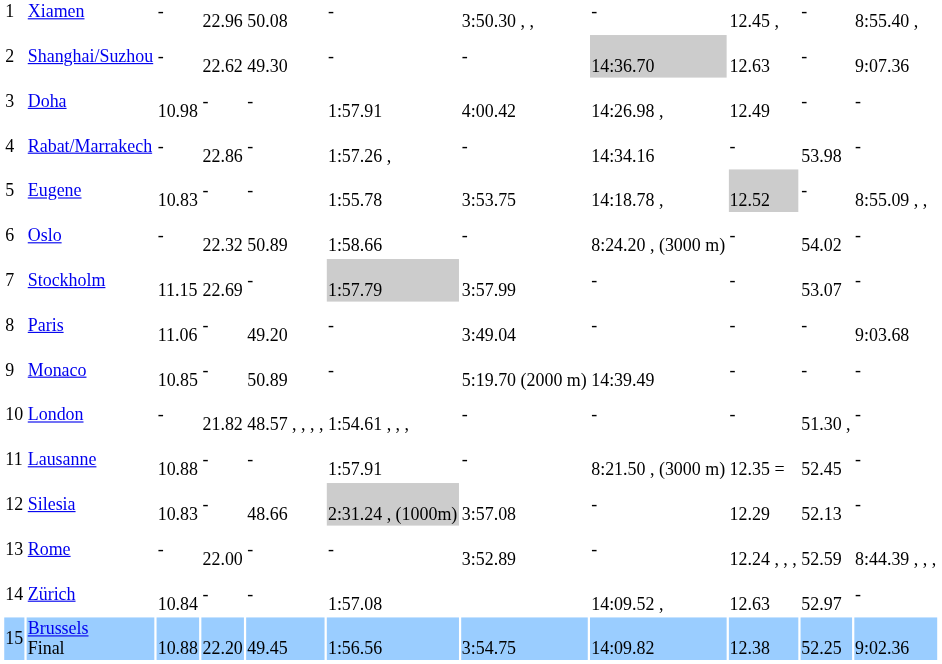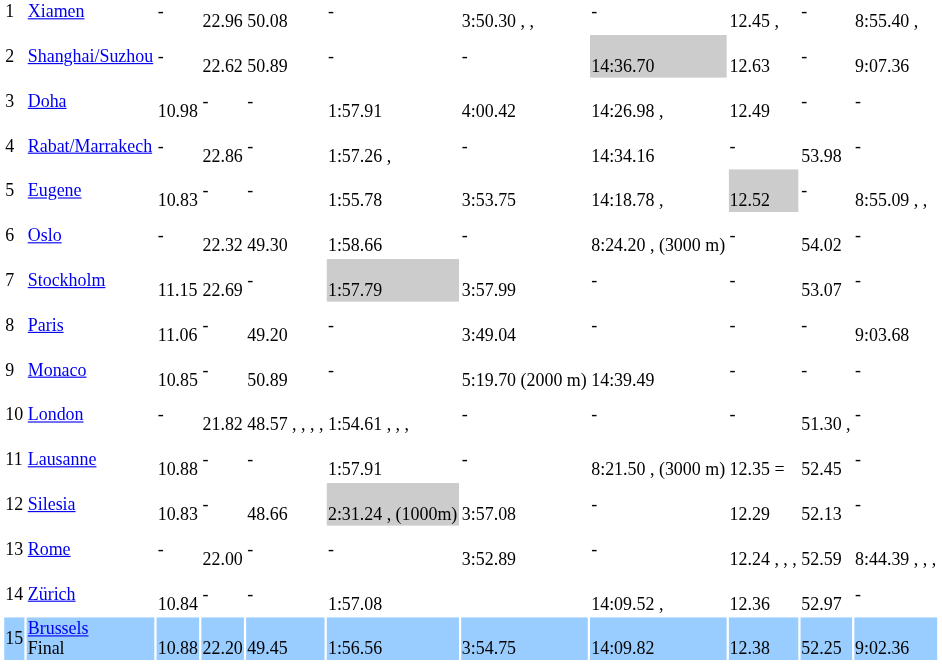(267, 66) 49.30 -> (267, 66) 50.89
(267, 245) 50.89 -> (267, 245) 49.30
(750, 603) 12.63 -> (750, 603) 12.36
